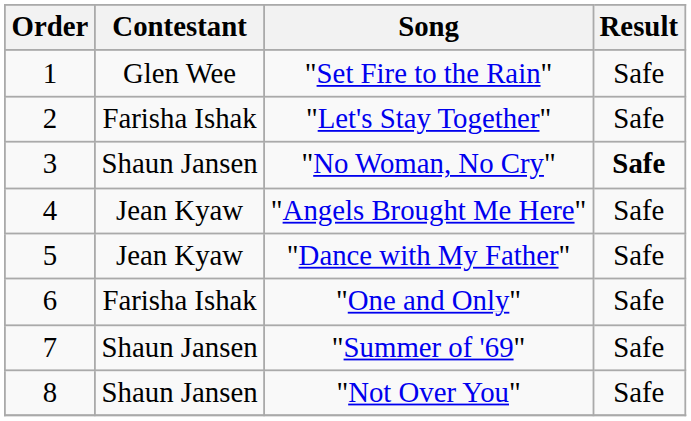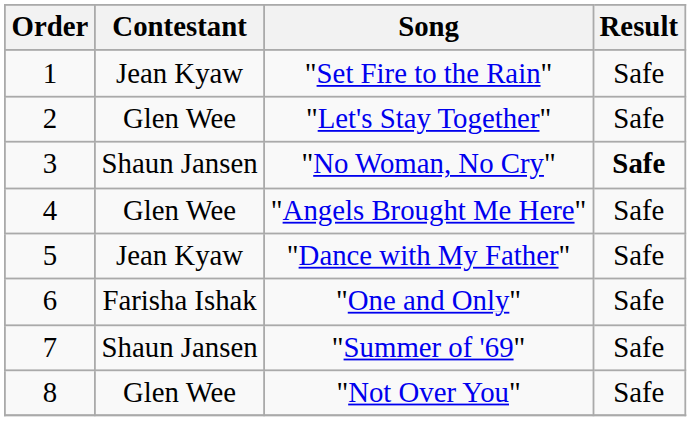(180, 73) Glen Wee -> (180, 73) Jean Kyaw
(180, 118) Farisha Ishak -> (180, 118) Glen Wee
(180, 210) Jean Kyaw -> (180, 210) Glen Wee
(180, 392) Shaun Jansen -> (180, 392) Glen Wee
